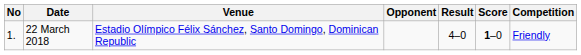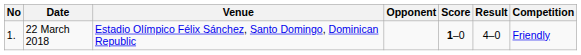columns swapped: (493, 12) <-> (457, 12)
